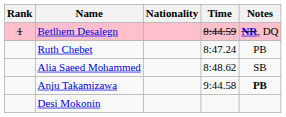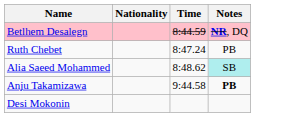- column: (20, 13)
(260, 67) no background -> (229, 67) paleturquoise background
